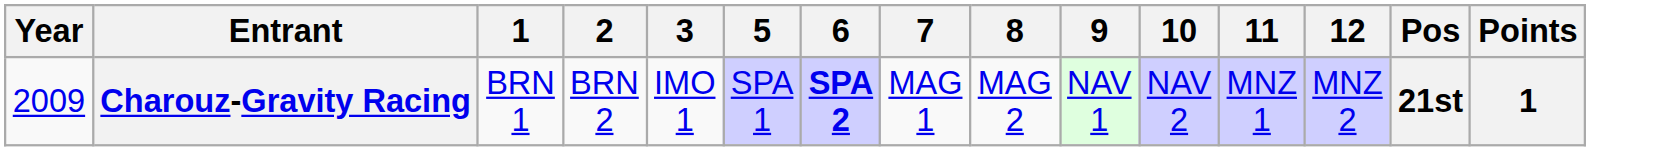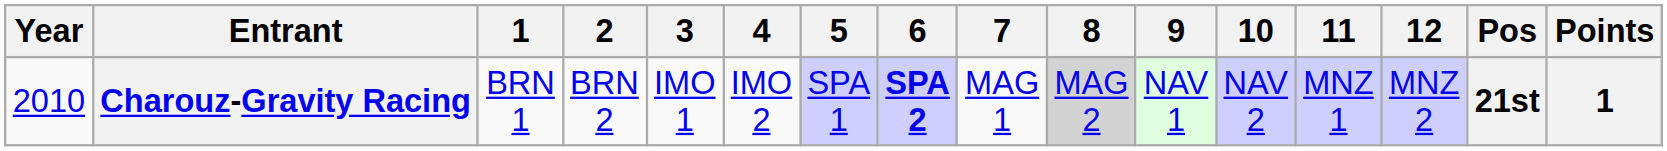+ column: (761, 31)
(49, 101) 2009 -> (49, 101) 2010
(1015, 101) no background -> (1091, 101) lightgrey background
